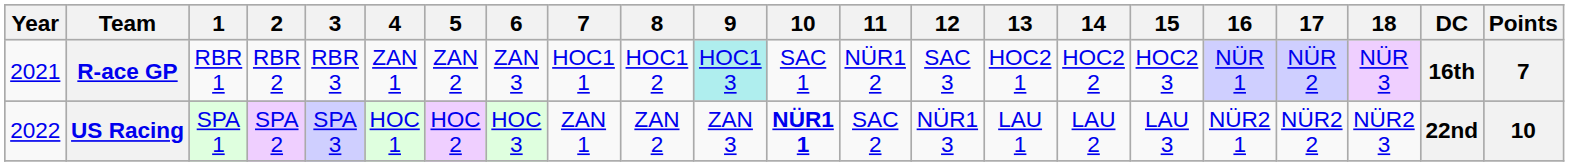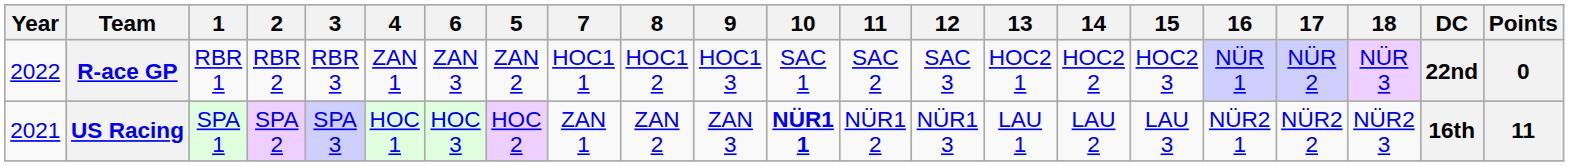columns swapped: (456, 22) <-> (516, 22)
(35, 70) 2021 -> (35, 70) 2022
(730, 70) paleturquoise background -> (730, 70) no background
(875, 70) NÜR1 2 -> (875, 70) SAC 2
(1452, 70) 16th -> (1452, 70) 22nd
(1523, 70) 7 -> (1523, 70) 0
(35, 131) 2022 -> (35, 131) 2021
(875, 131) SAC 2 -> (875, 131) NÜR1 2
(1452, 131) 22nd -> (1452, 131) 16th
(1523, 131) 10 -> (1523, 131) 11
